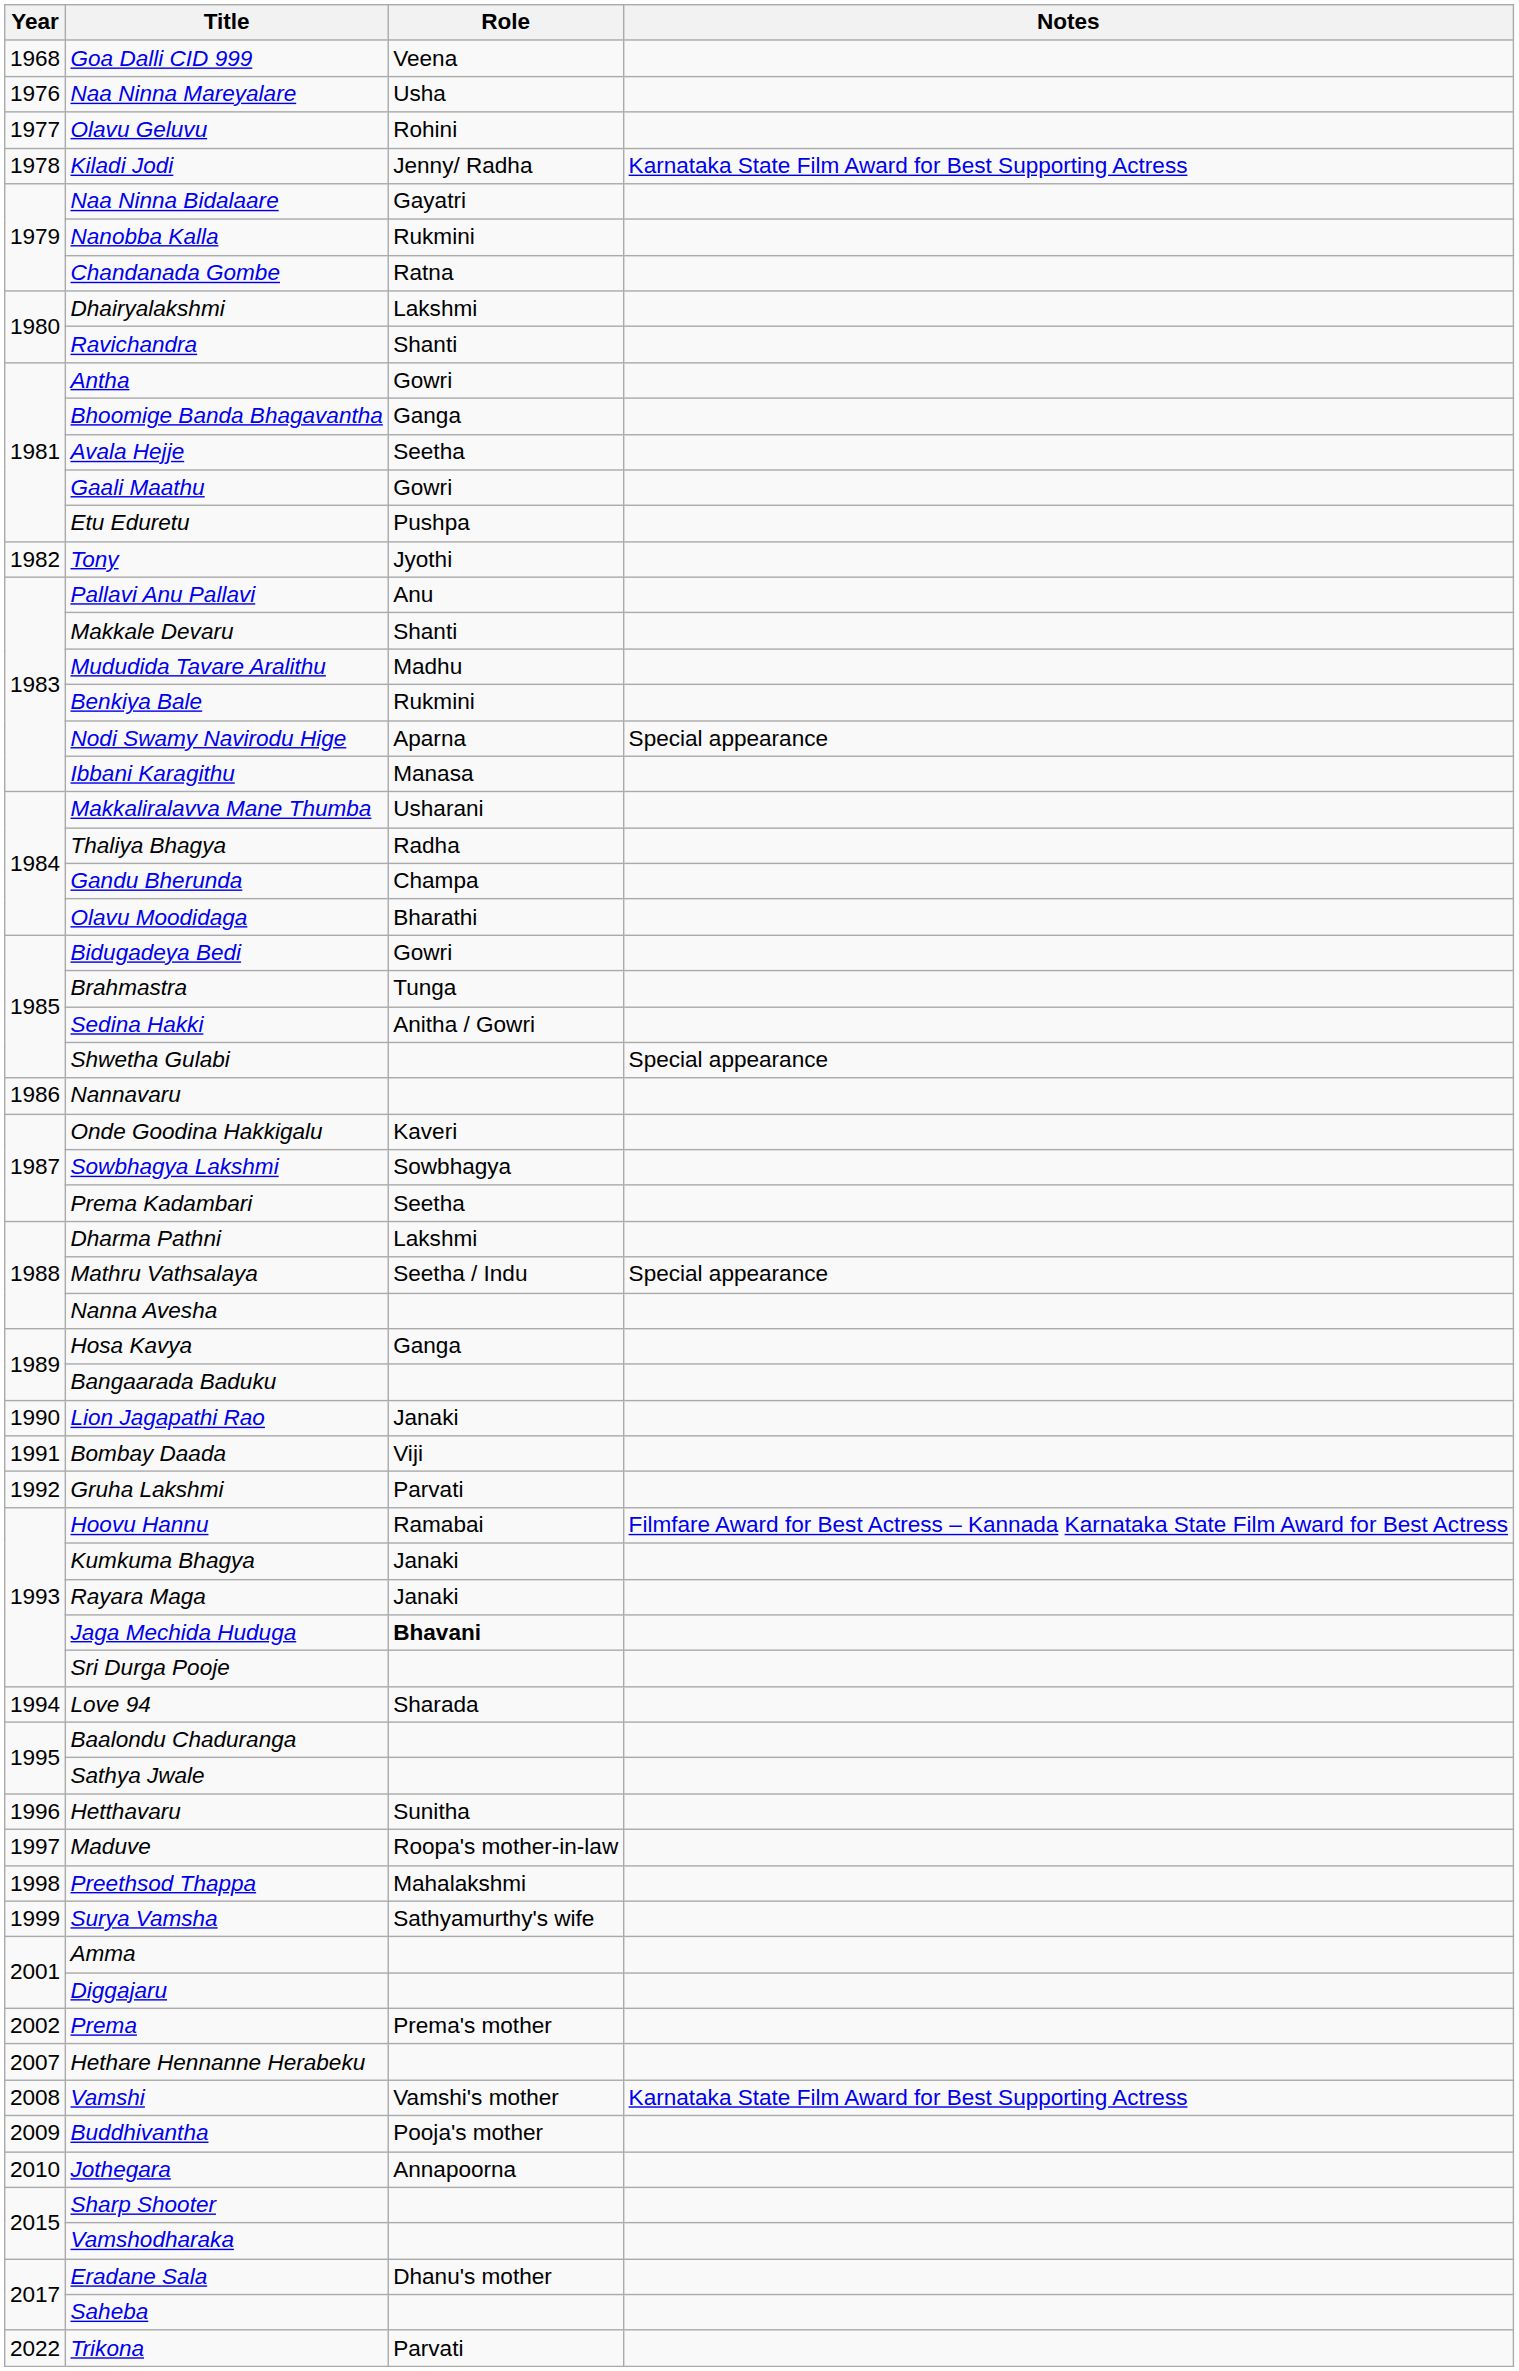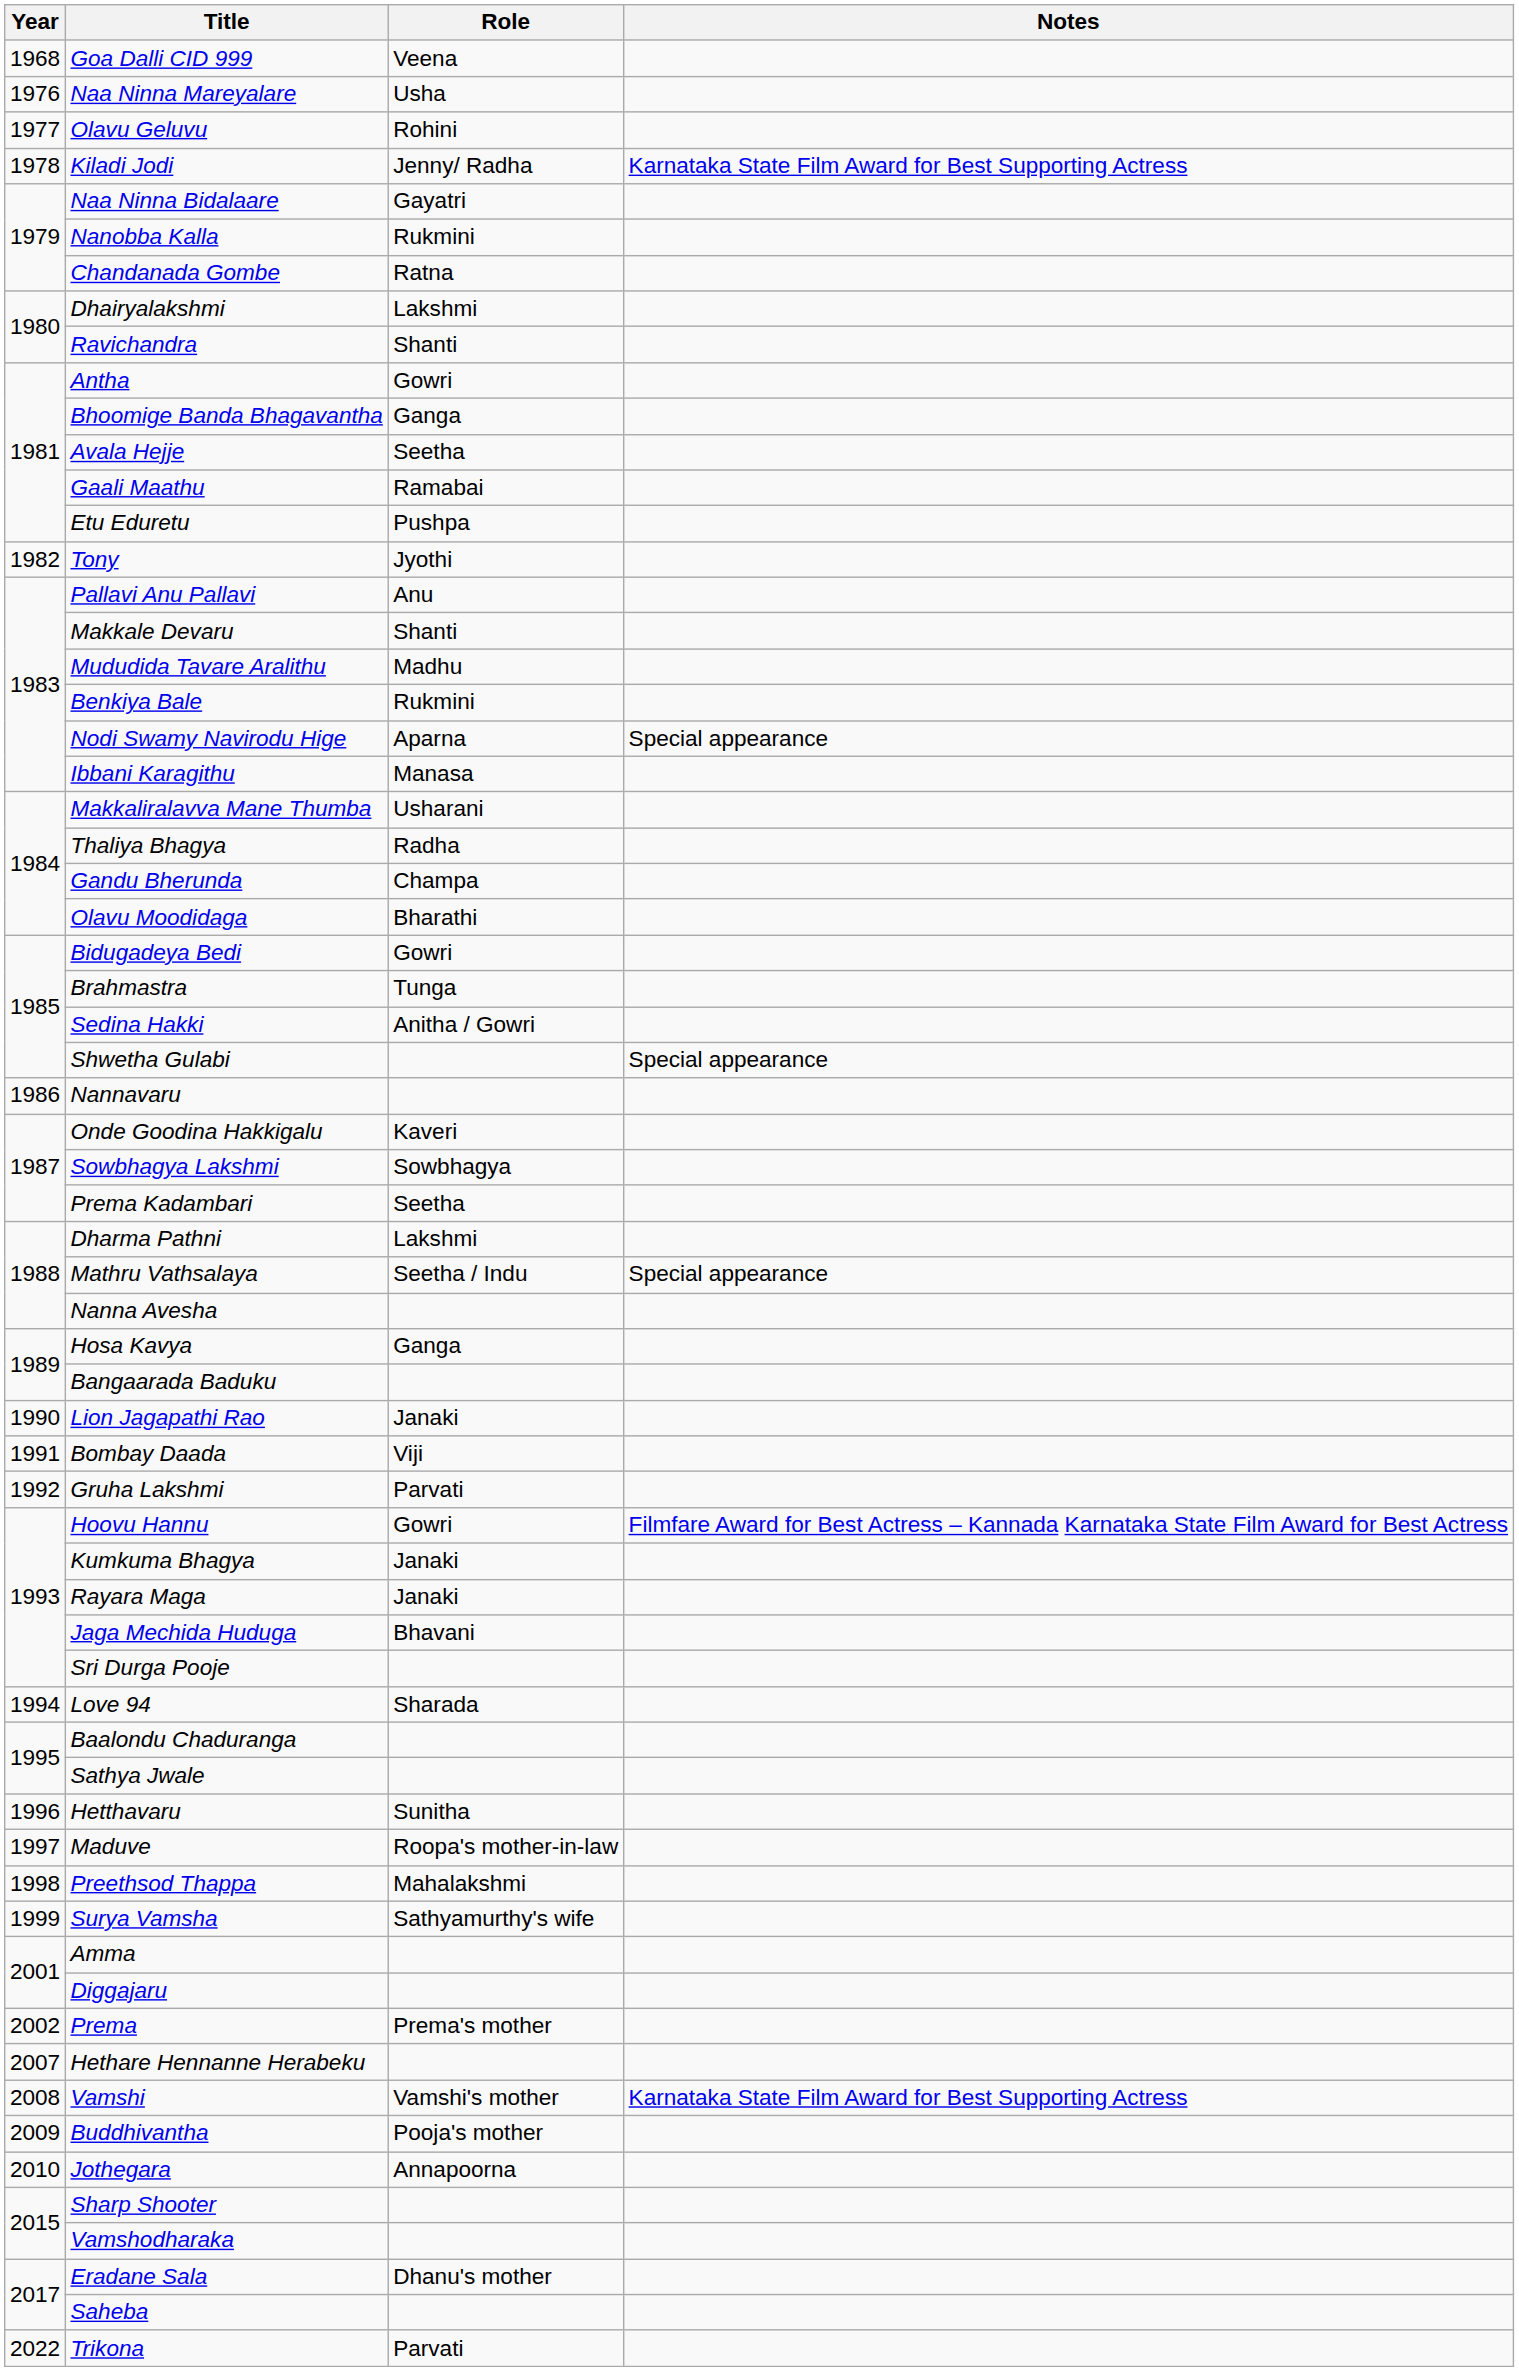(423, 487) Gowri -> (438, 487) Ramabai
(438, 1525) Ramabai -> (423, 1525) Gowri
(437, 1632) bold -> (434, 1632) normal
